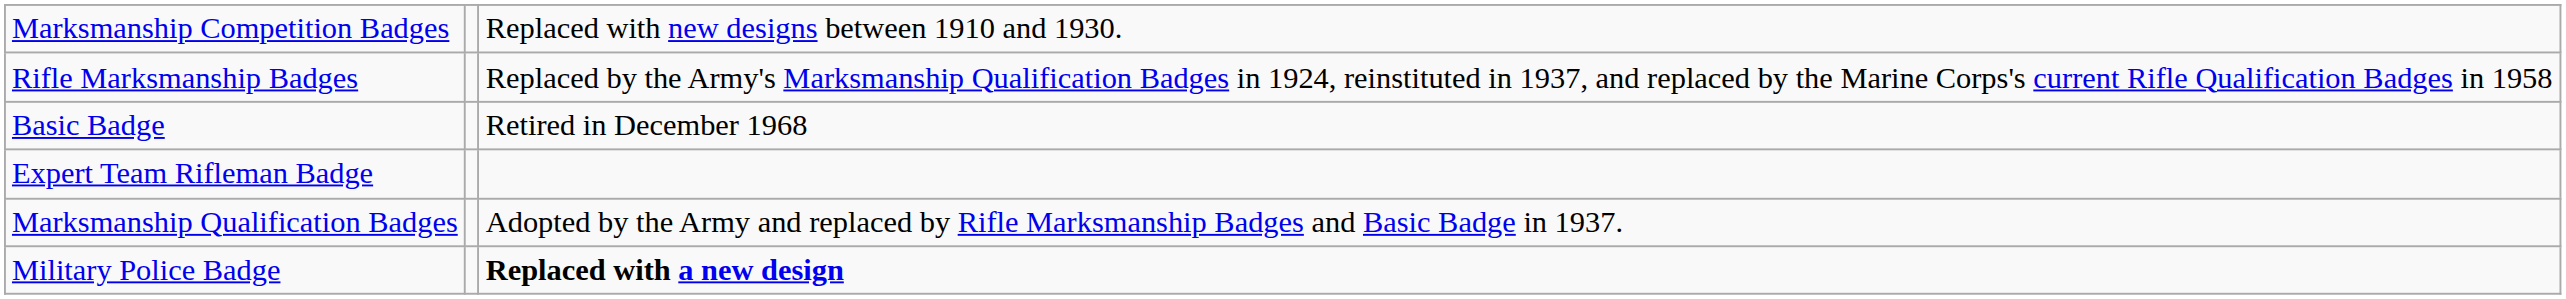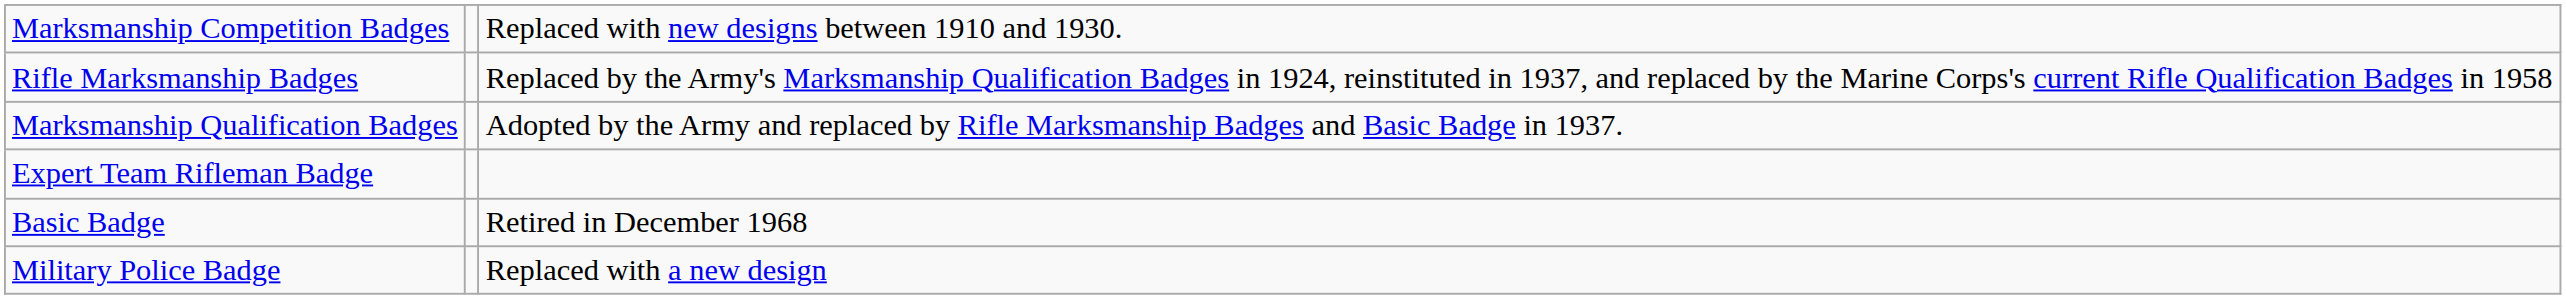rows swapped: (235, 221) <-> (88, 125)
(665, 269) bold -> (656, 269) normal
